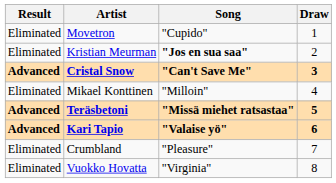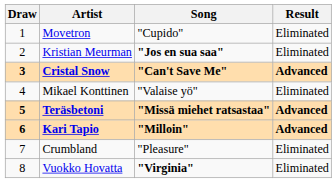columns swapped: (314, 14) <-> (34, 14)
(185, 91) "Milloin" -> (168, 91) "Valaise yö"
(195, 129) "Valaise yö" -> (163, 129) "Milloin"
(187, 168) normal -> (166, 168) bold
